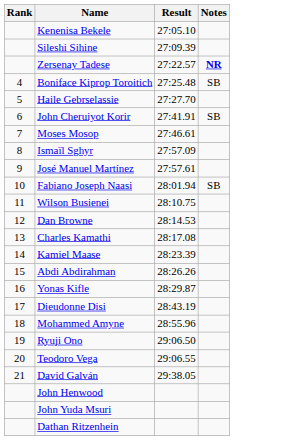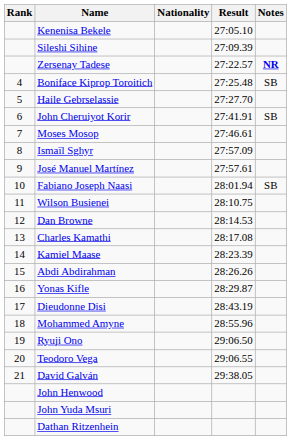+ column: (183, 13)
